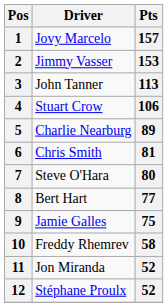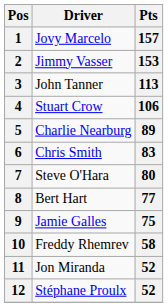(149, 152) 81 -> (149, 152) 83
